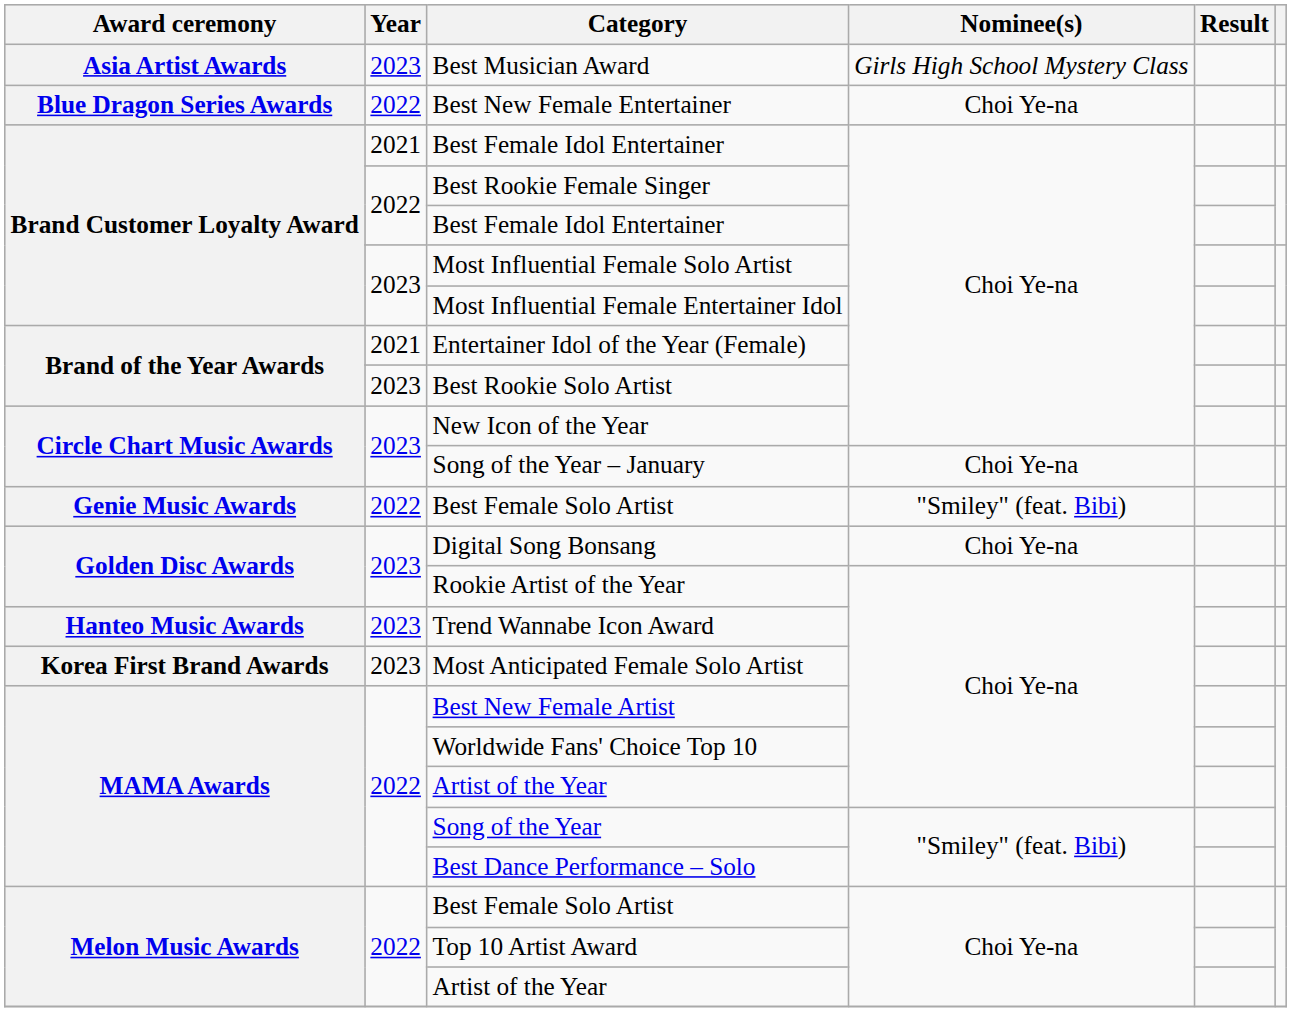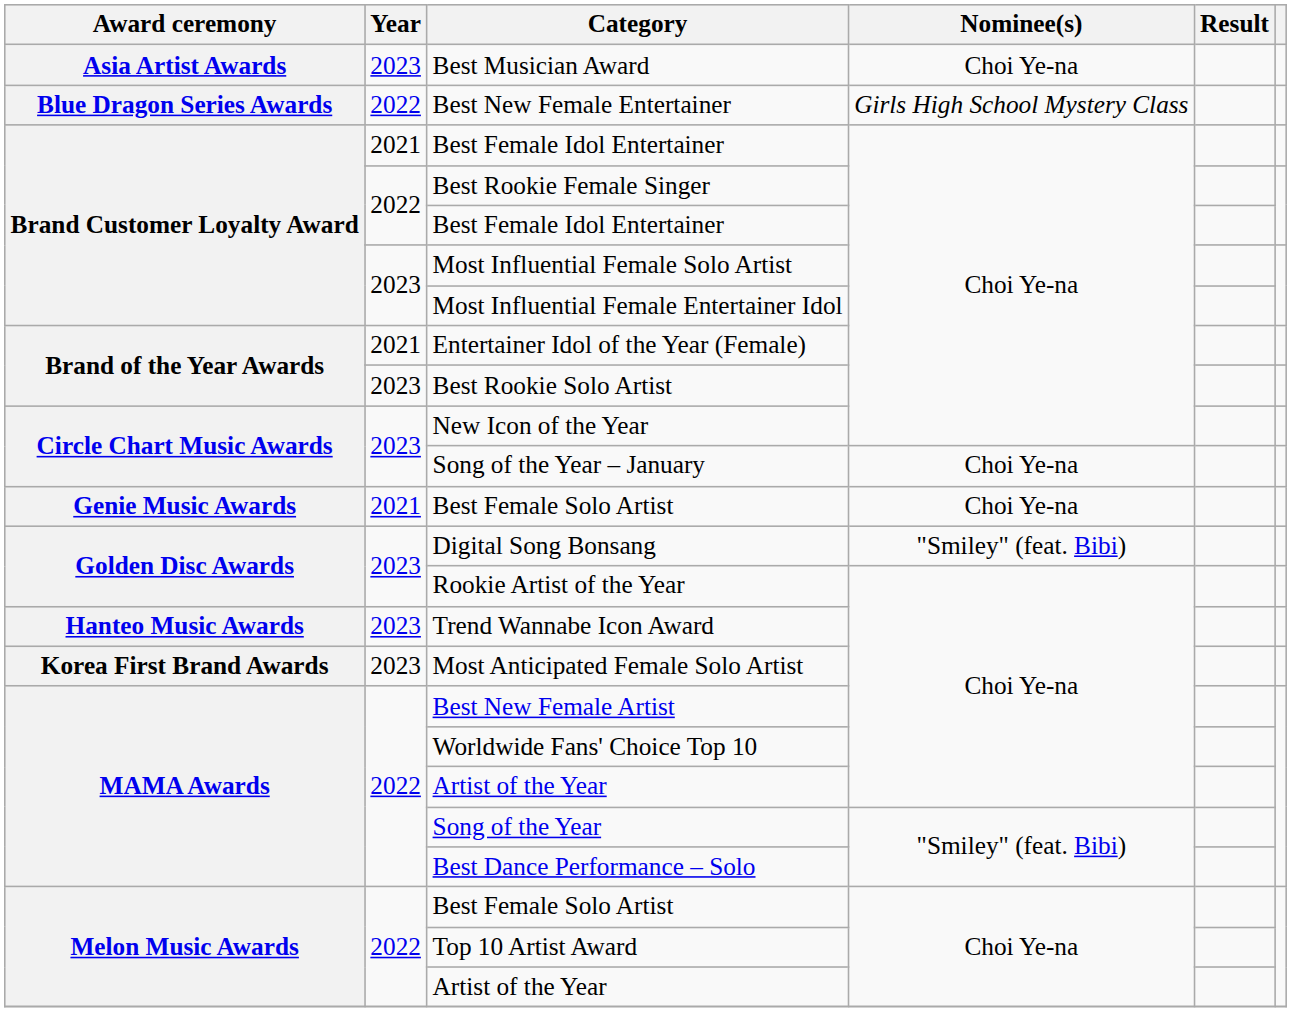(1021, 64) Girls High School Mystery Class -> (1021, 64) Choi Ye-na
(1021, 104) Choi Ye-na -> (1021, 104) Girls High School Mystery Class
(396, 505) 2022 -> (396, 505) 2021
(1021, 505) "Smiley" (feat. Bibi) -> (1021, 505) Choi Ye-na
(1021, 545) Choi Ye-na -> (1021, 545) "Smiley" (feat. Bibi)
